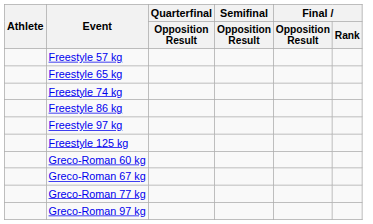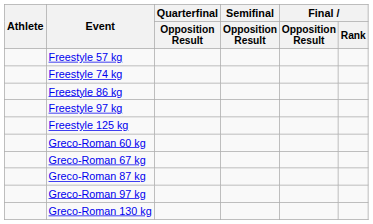- row: (85, 75)
- row: (97, 194)
+ row: (97, 177)
+ row: (100, 211)
